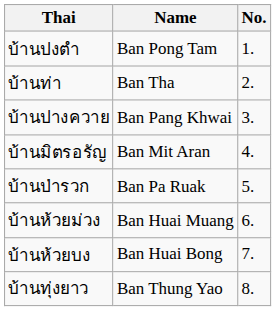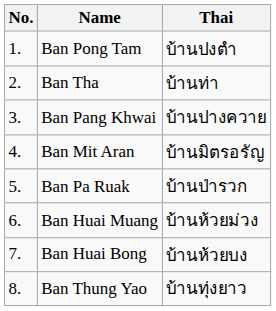columns swapped: (254, 17) <-> (59, 17)
